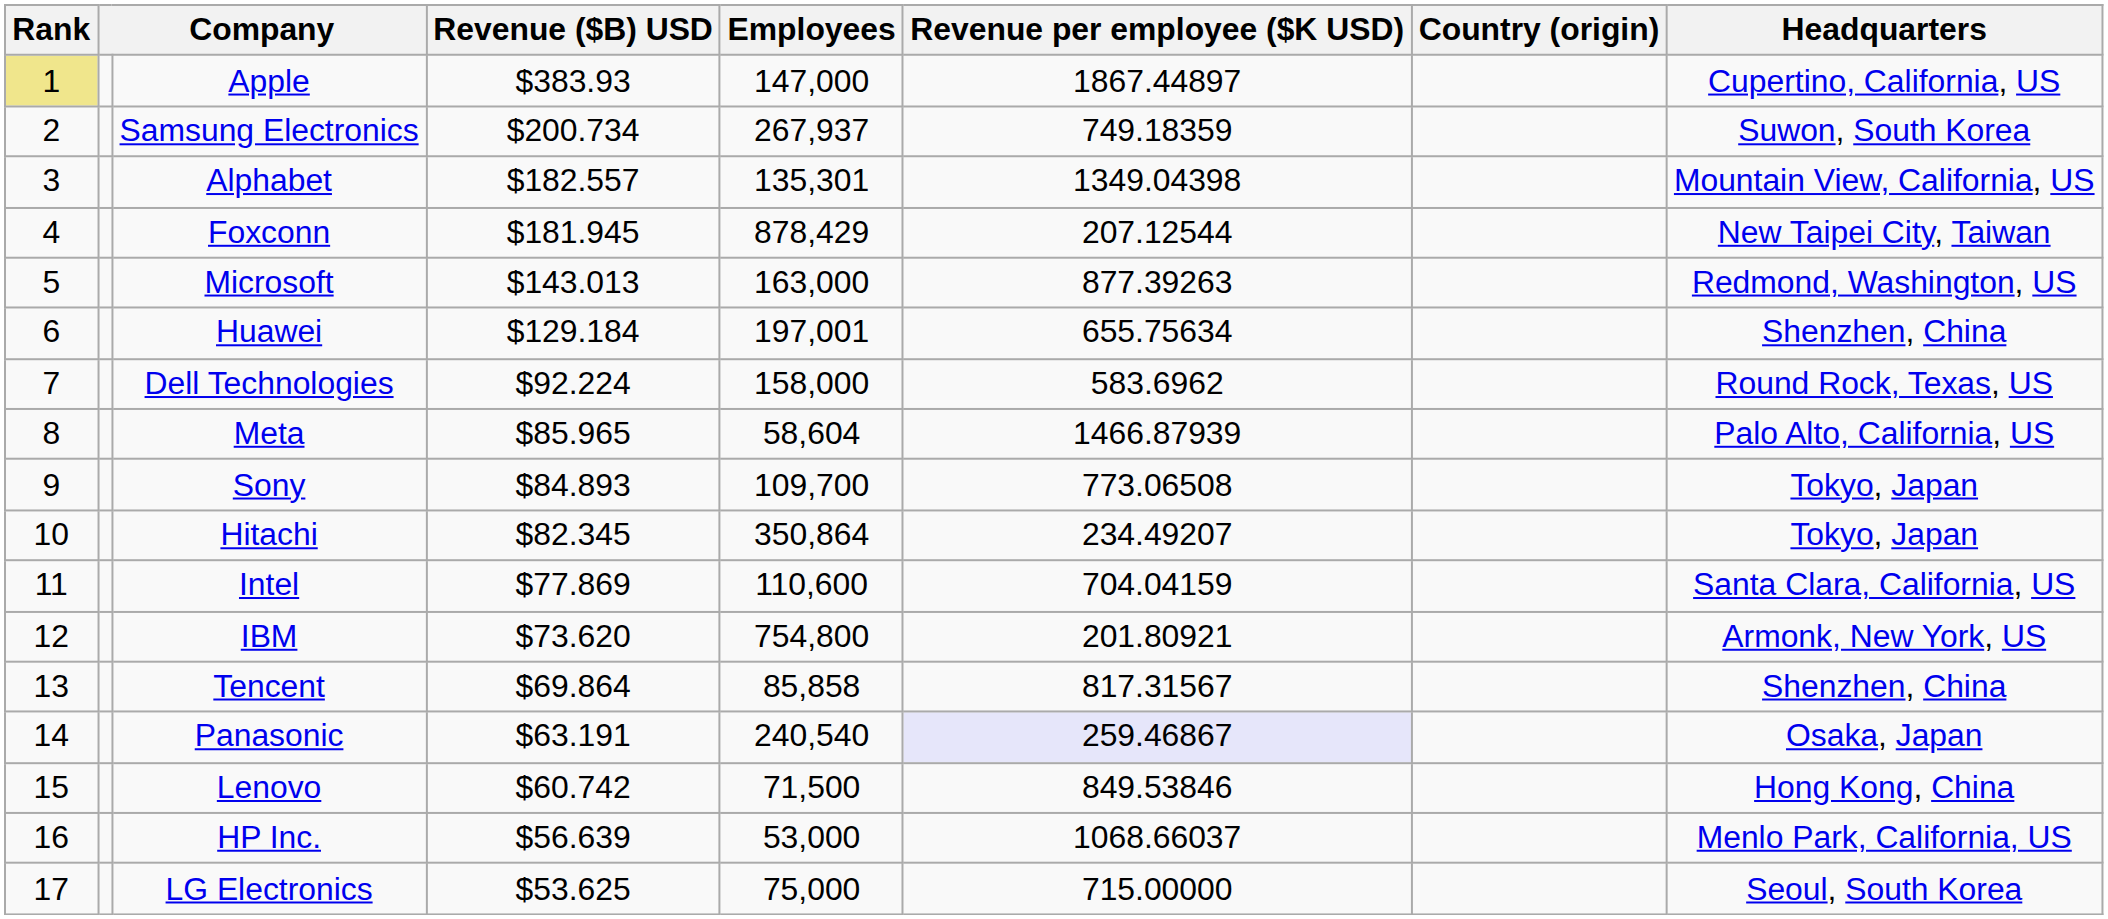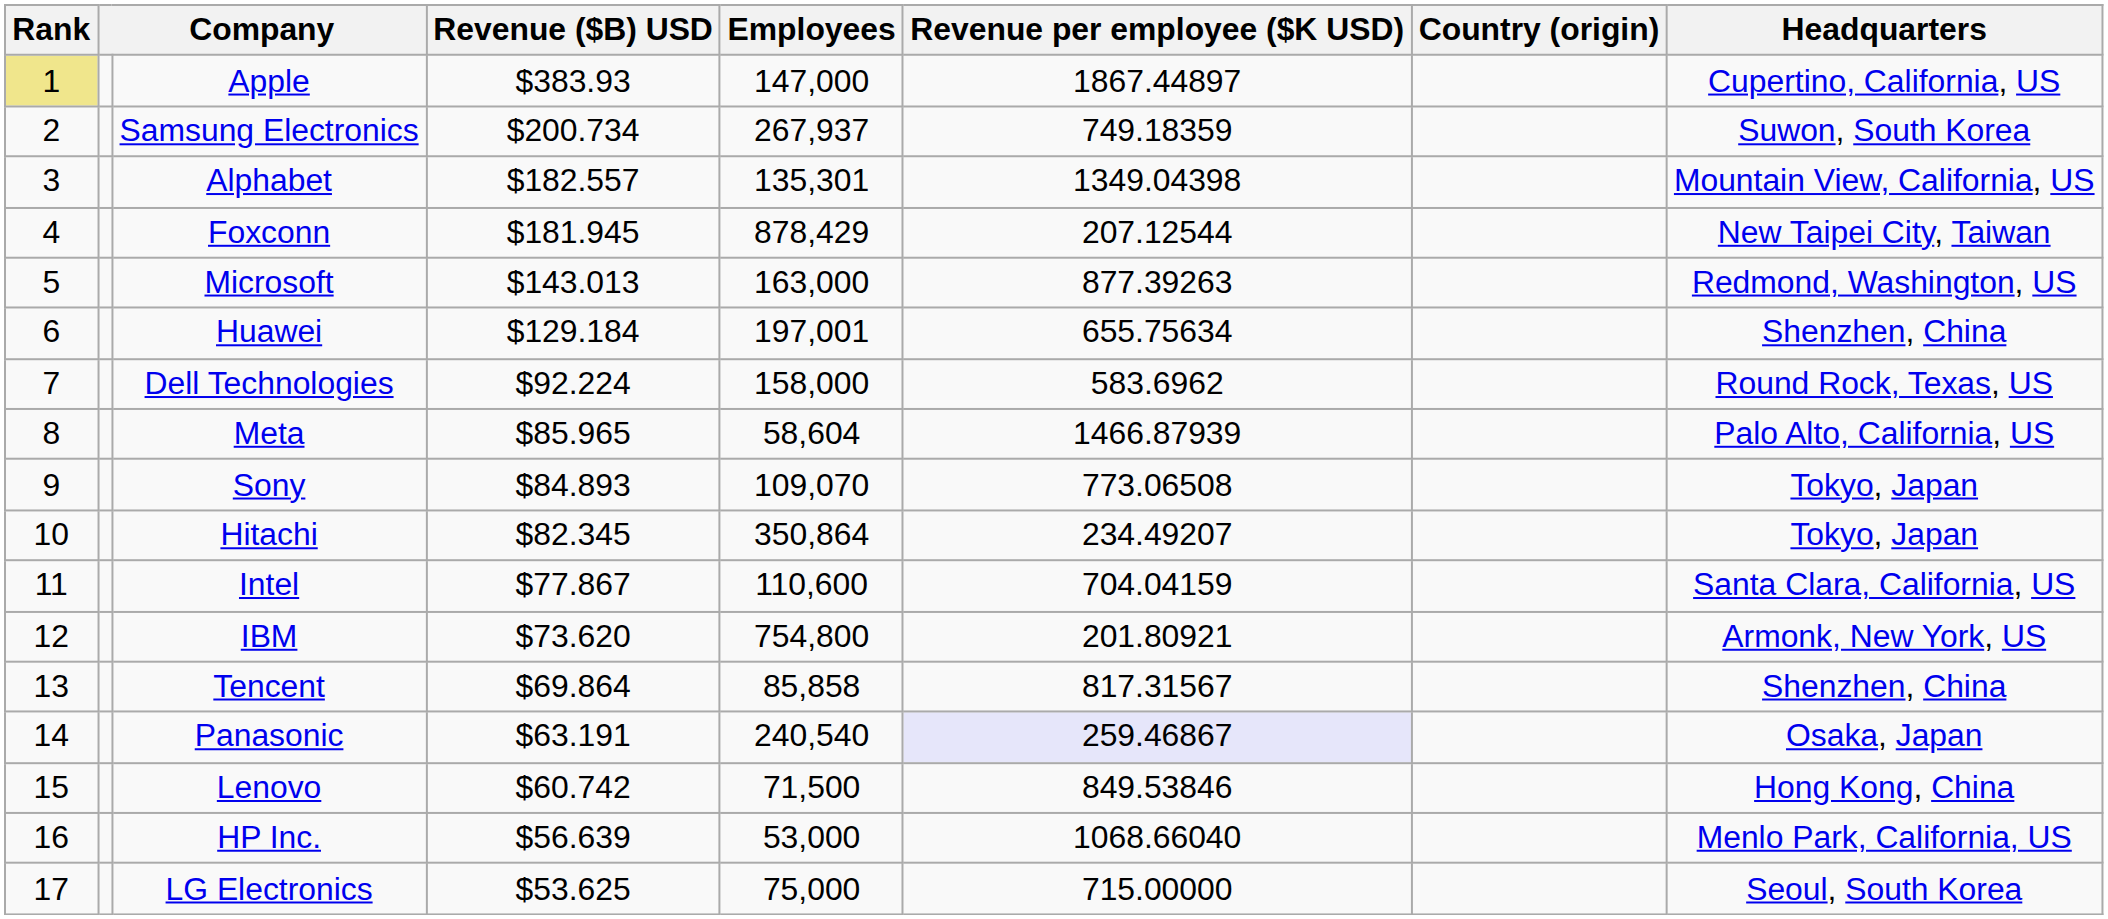(812, 484) 109,700 -> (812, 484) 109,070
(573, 585) $77.869 -> (573, 585) $77.867
(1157, 837) 1068.66037 -> (1157, 837) 1068.66040
